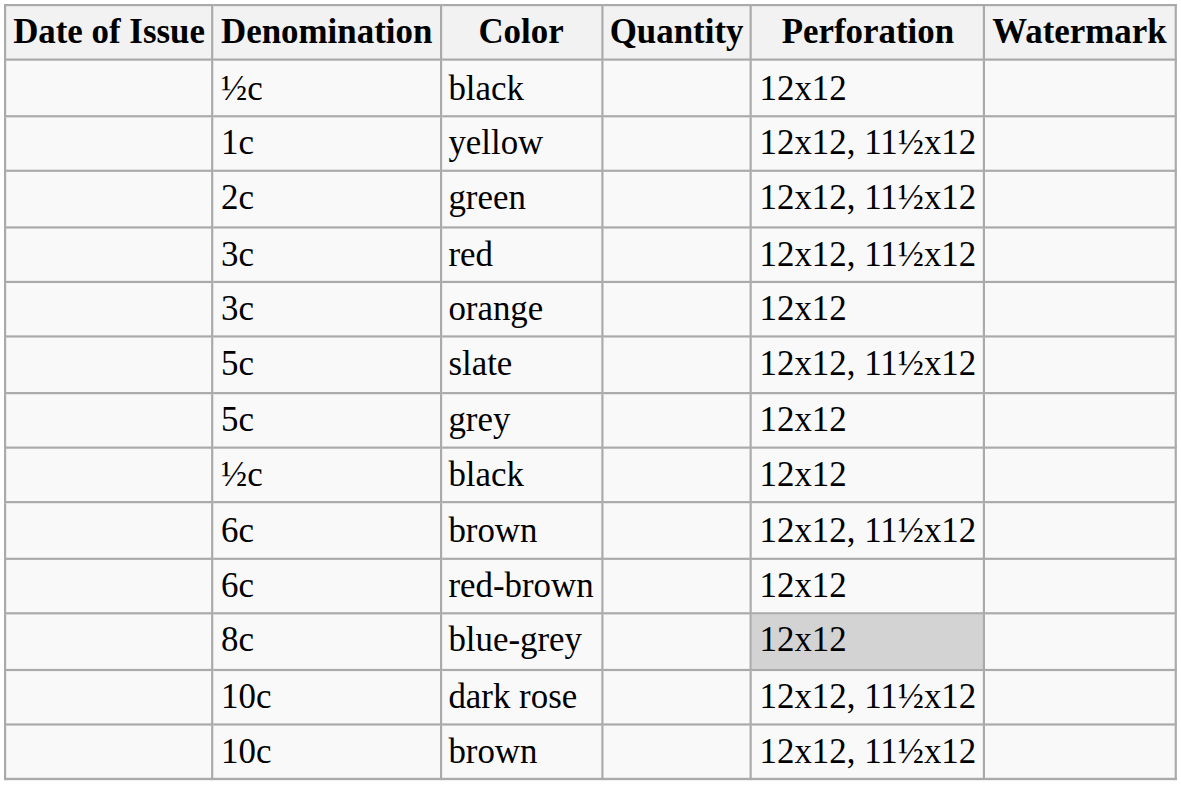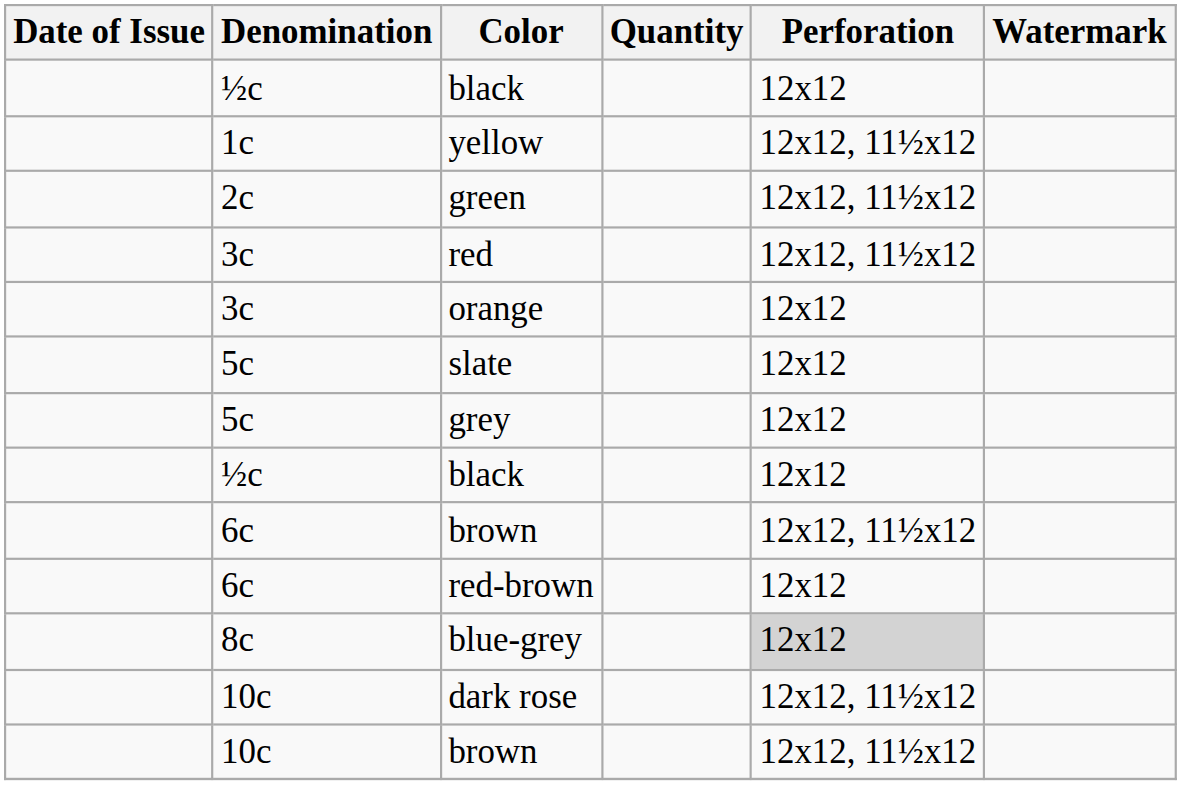(868, 364) 12x12, 11½x12 -> (803, 364) 12x12
